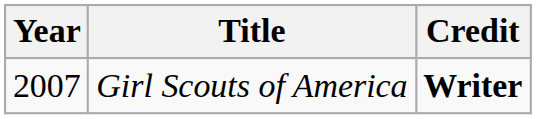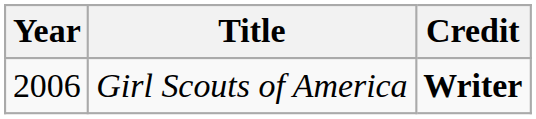(47, 85) 2007 -> (47, 85) 2006
